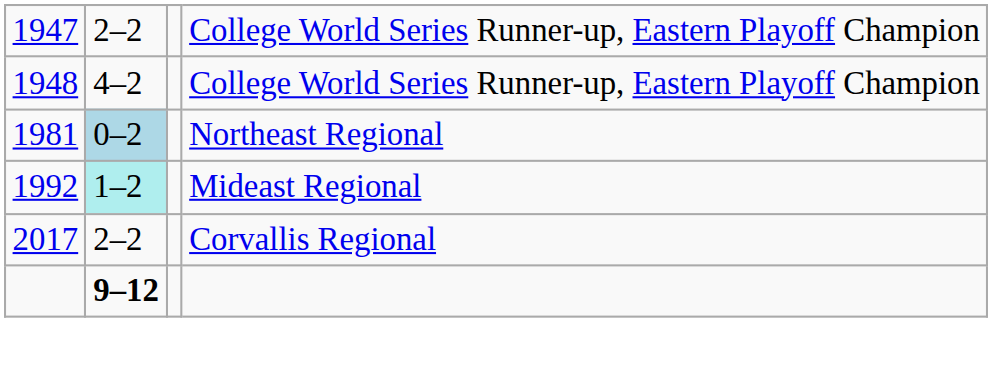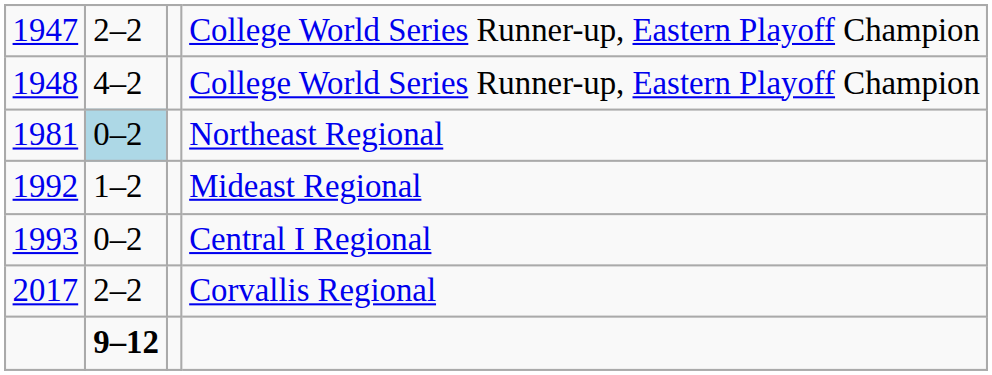(118, 186) paleturquoise background -> (118, 186) no background
+ row: (45, 238)
